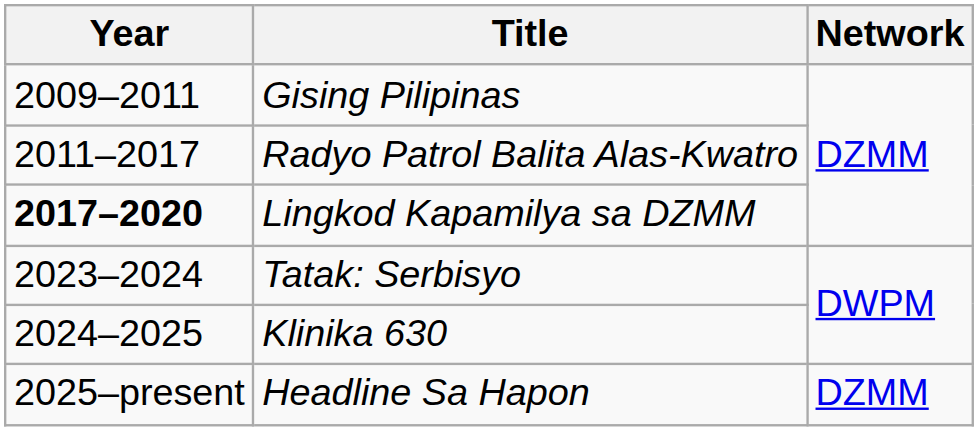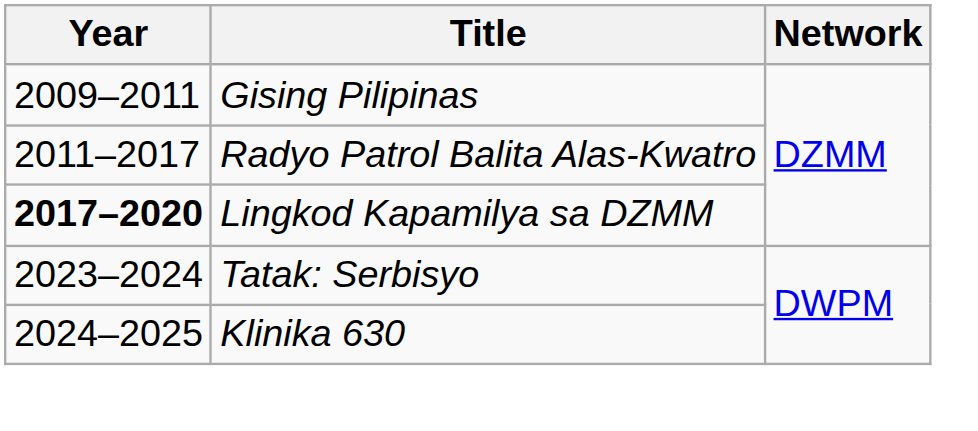- row: (426, 393)
